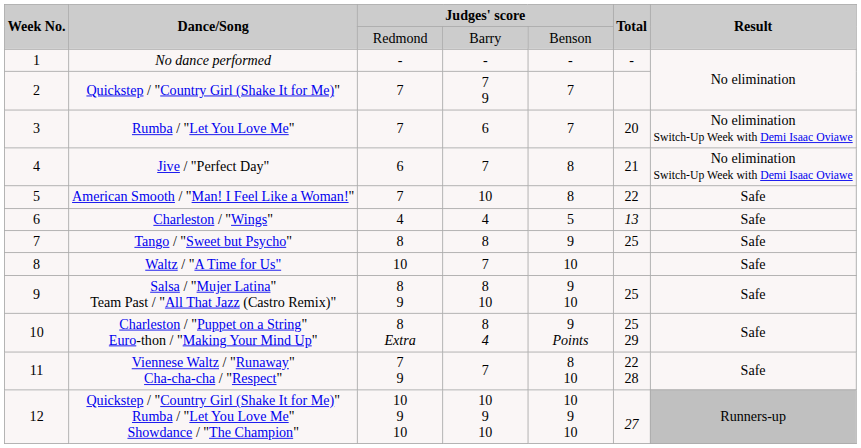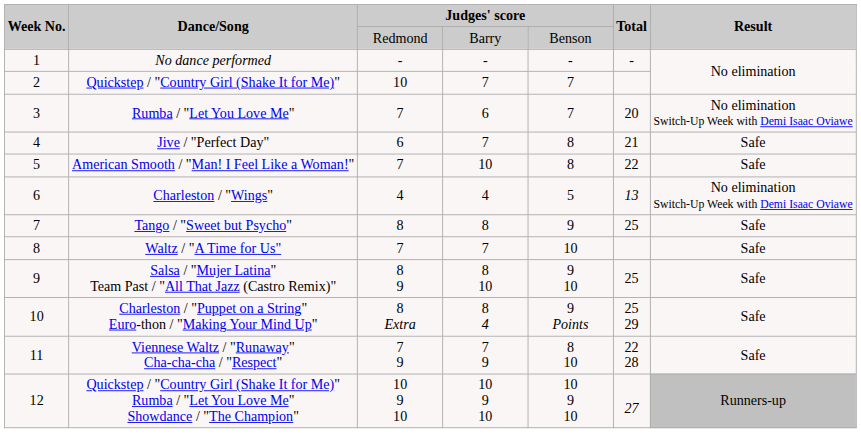(400, 90) 7 -> (400, 82) 10
(485, 90) 7 9 -> (485, 82) 7
(753, 166) No elimination Switch-Up Week with Demi Isaac Oviawe -> (753, 143) Safe
(753, 219) Safe -> (753, 195) No elimination Switch-Up Week with Demi Isaac Oviawe
(400, 264) 10 -> (400, 248) 7
(485, 370) 7 -> (485, 354) 7 9
